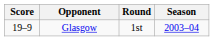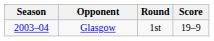columns swapped: (182, 12) <-> (22, 12)
